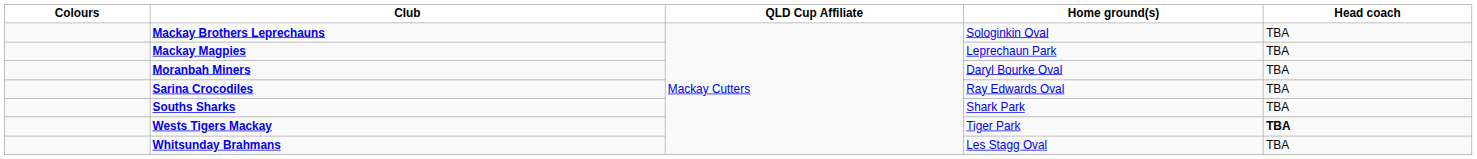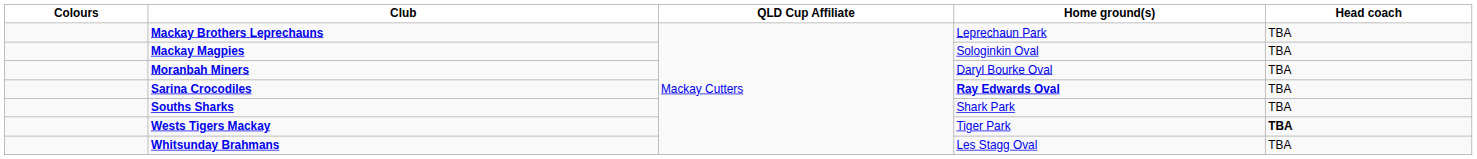(1007, 32) Sologinkin Oval -> (1001, 32) Leprechaun Park
(1011, 51) Leprechaun Park -> (998, 51) Sologinkin Oval
(1015, 88) normal -> (1008, 88) bold
